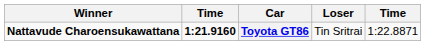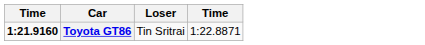- column: (93, 13)
